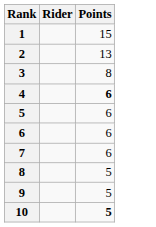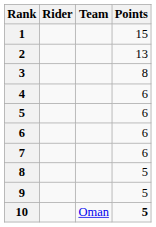+ column: (94, 14)
(109, 93) bold -> (145, 93) normal
